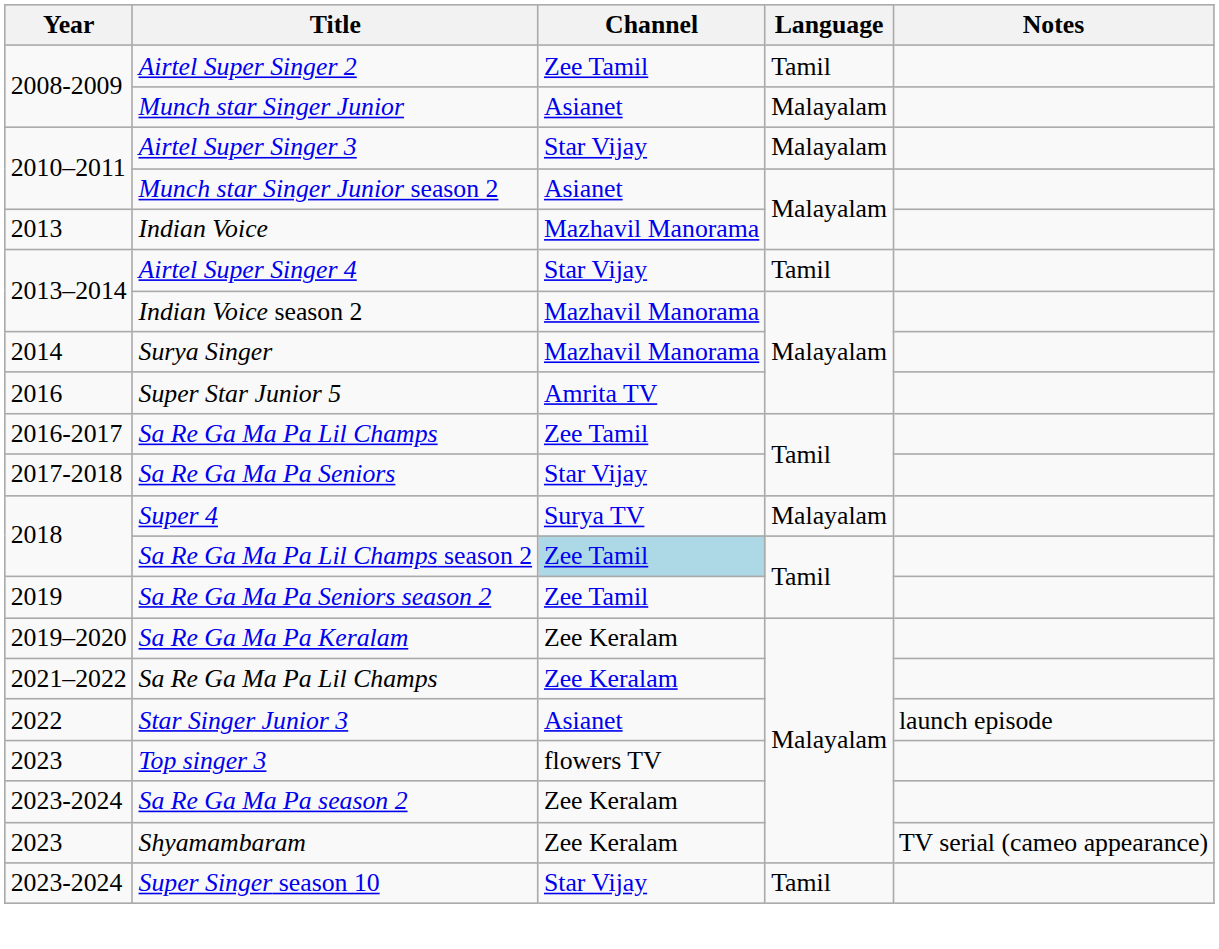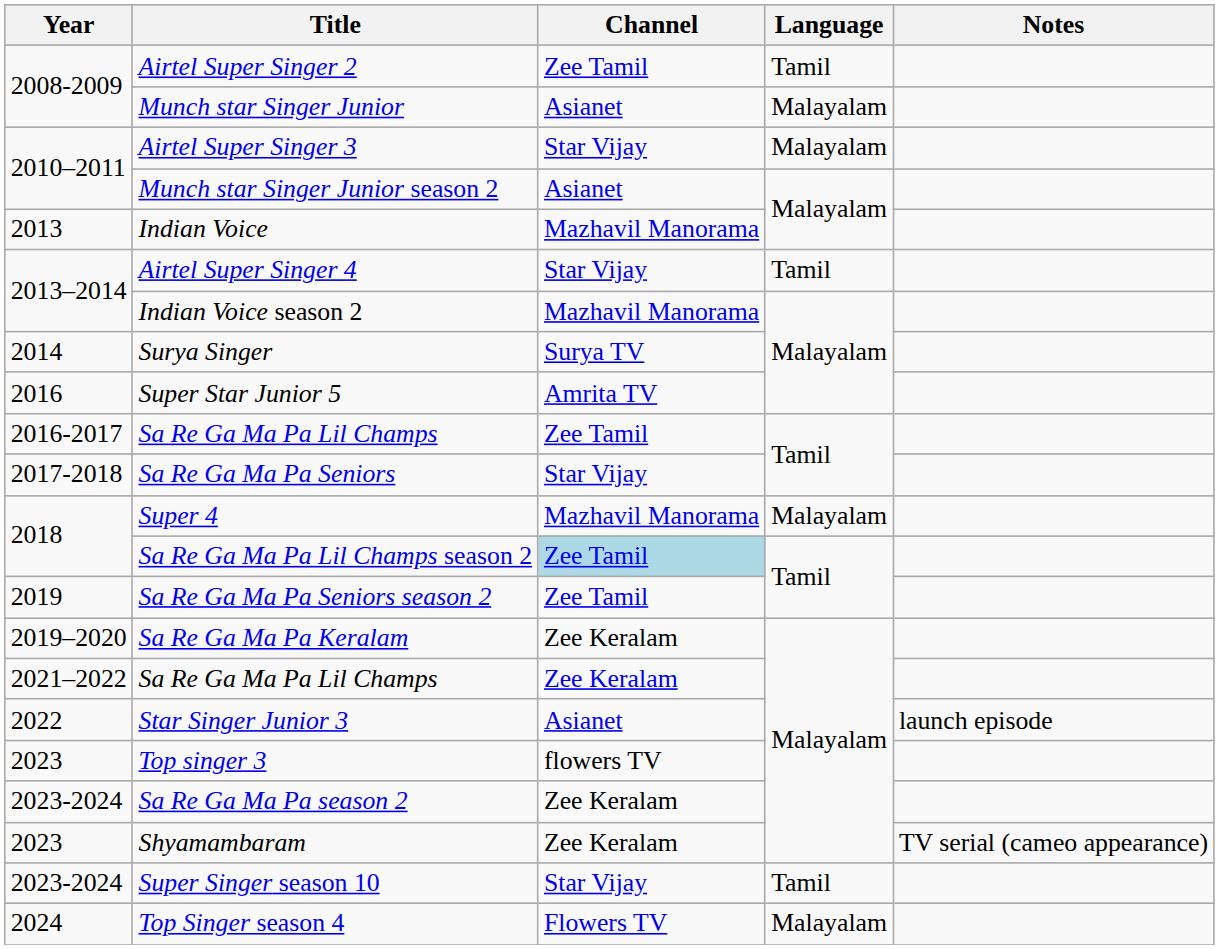(652, 351) Mazhavil Manorama -> (594, 351) Surya TV
(594, 515) Surya TV -> (652, 515) Mazhavil Manorama
+ row: (37, 923)
